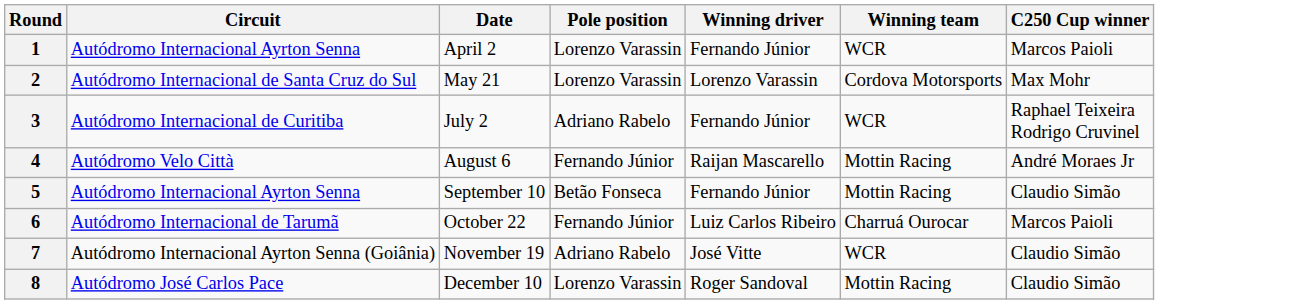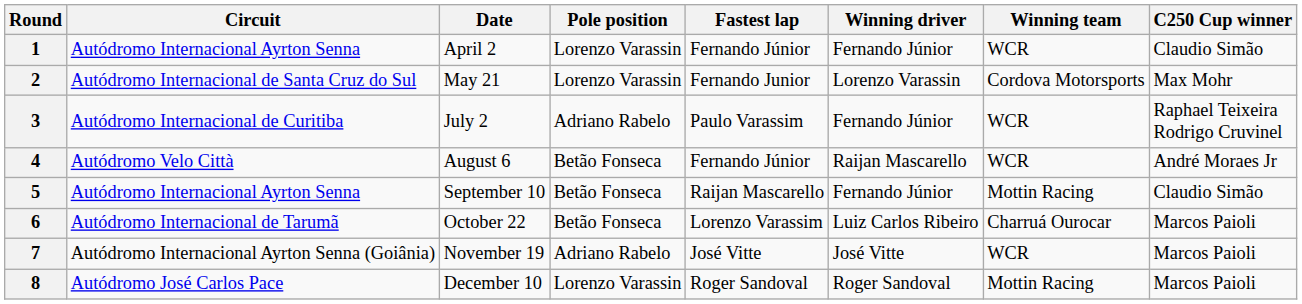+ column: (757, 19)
(1062, 49) Marcos Paioli -> (1208, 49) Claudio Simão
(614, 162) Fernando Júnior -> (608, 162) Betão Fonseca
(898, 162) Mottin Racing -> (1008, 162) WCR
(614, 222) Fernando Júnior -> (608, 222) Betão Fonseca
(1066, 252) Claudio Simão -> (1205, 252) Marcos Paioli
(1066, 283) Claudio Simão -> (1205, 283) Marcos Paioli
